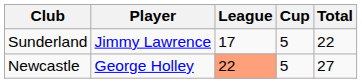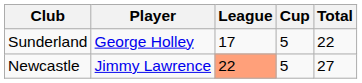(153, 41) Jimmy Lawrence -> (144, 41) George Holley
(144, 66) George Holley -> (153, 66) Jimmy Lawrence
